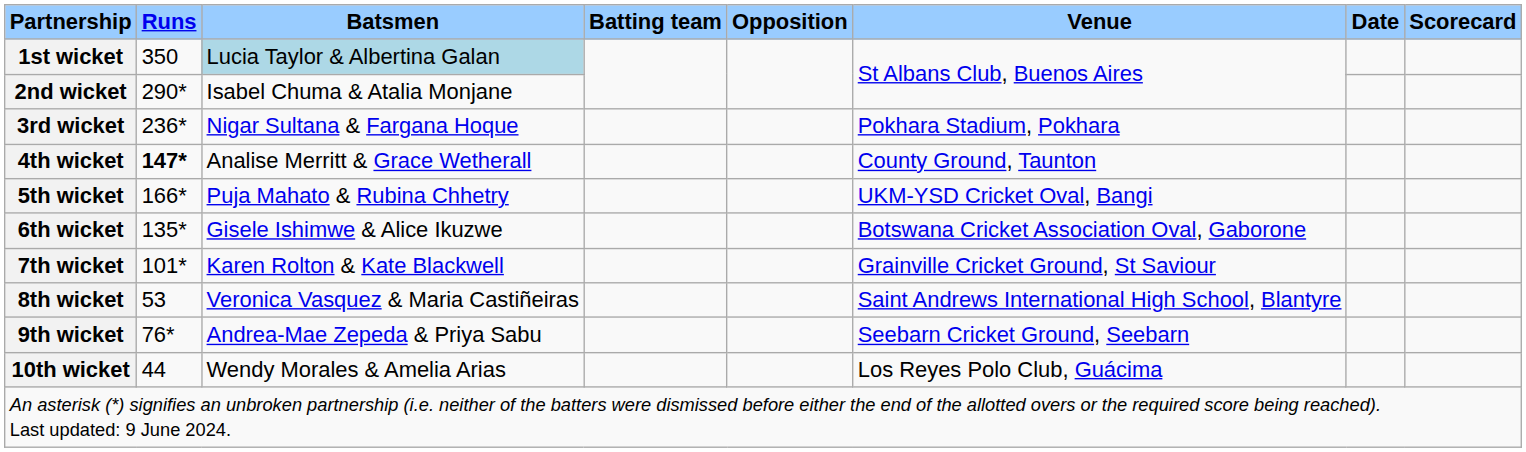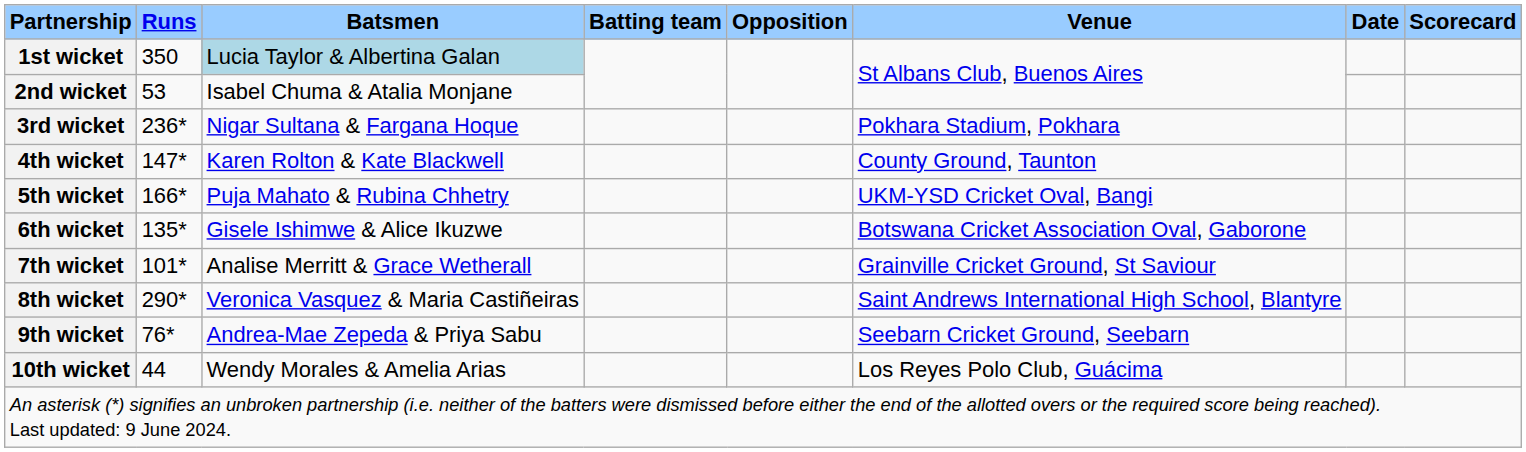(164, 91) 290* -> (154, 91) 53
(164, 160) bold -> (164, 160) normal
(369, 160) Analise Merritt & Grace Wetherall -> (355, 160) Karen Rolton & Kate Blackwell
(355, 265) Karen Rolton & Kate Blackwell -> (369, 265) Analise Merritt & Grace Wetherall
(154, 299) 53 -> (164, 299) 290*
